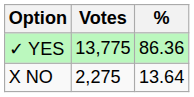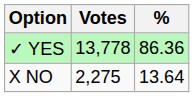(103, 48) 13,775 -> (103, 48) 13,778
